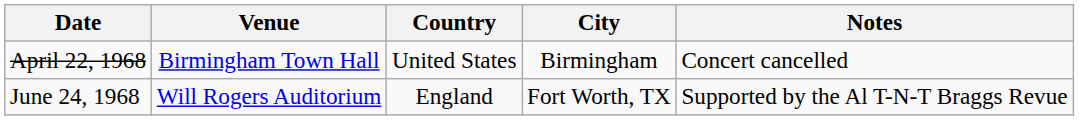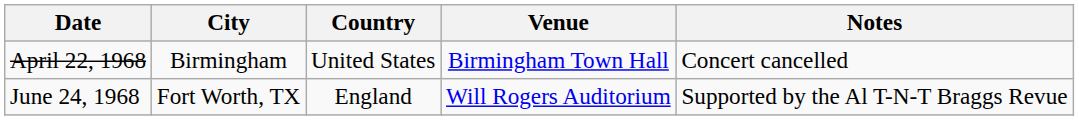columns swapped: (599, 22) <-> (269, 22)
